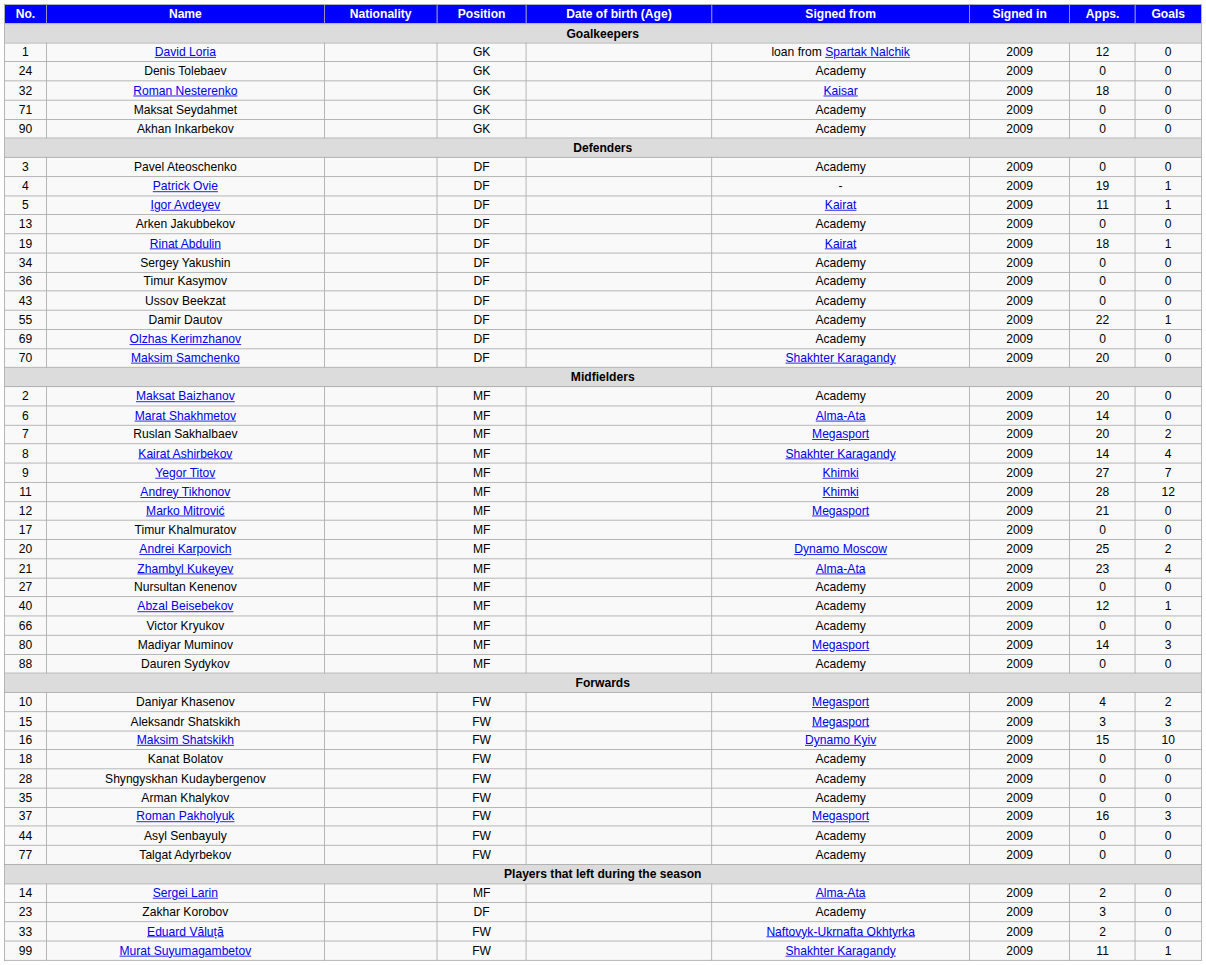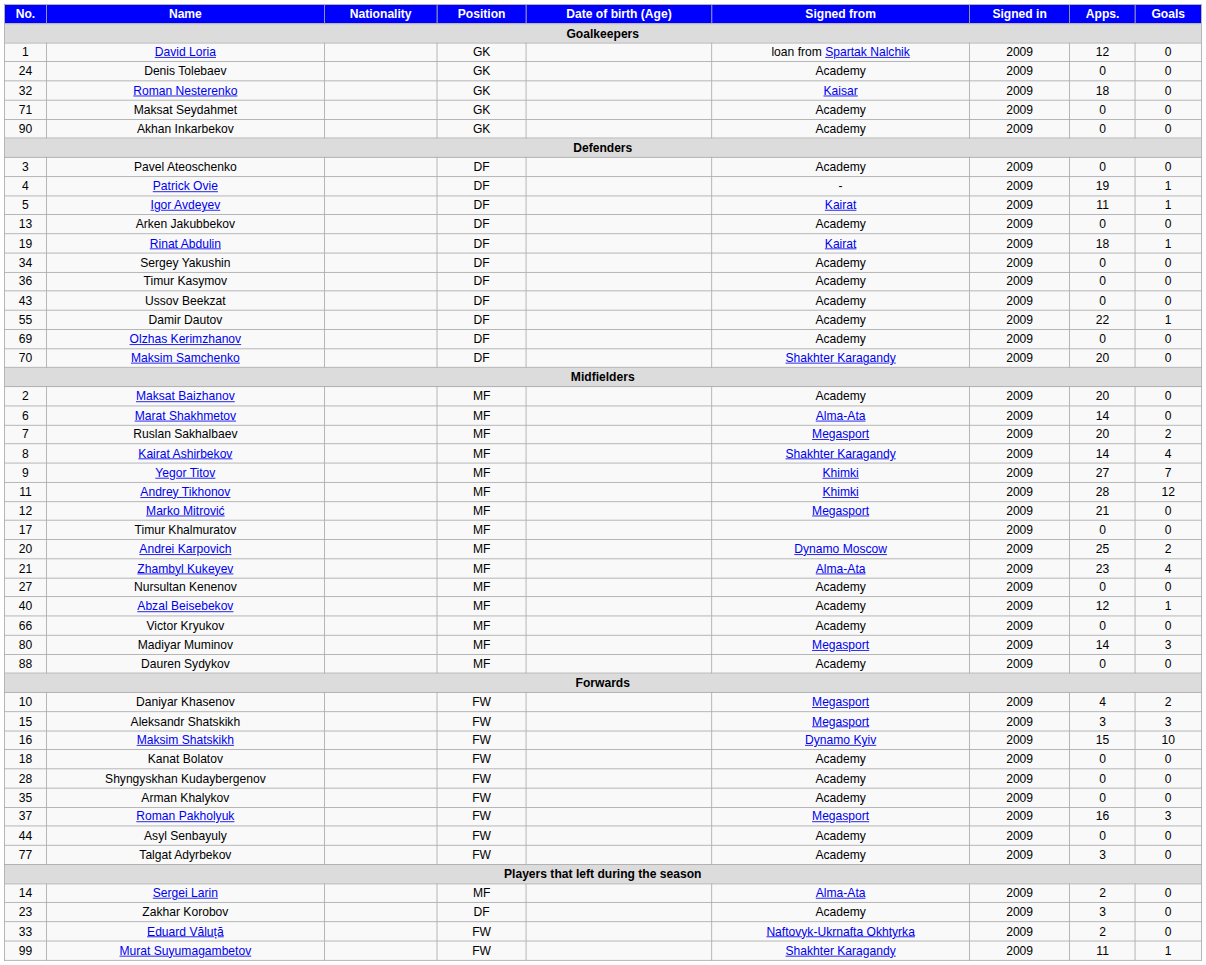(1103, 855) 0 -> (1103, 855) 3
